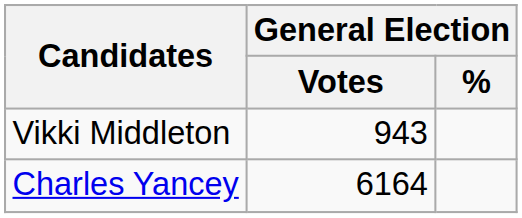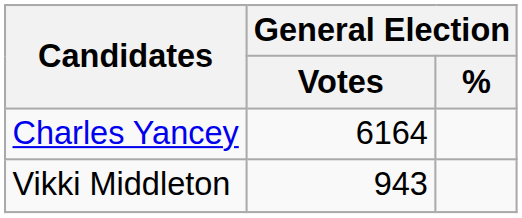rows swapped: (126, 184) <-> (121, 133)
